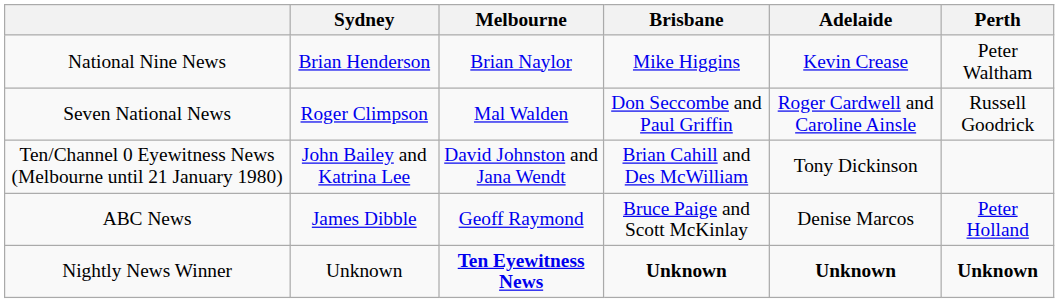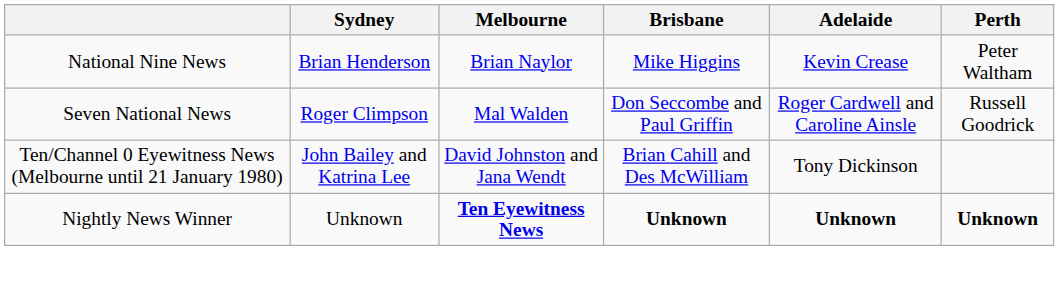- row: (147, 218)
